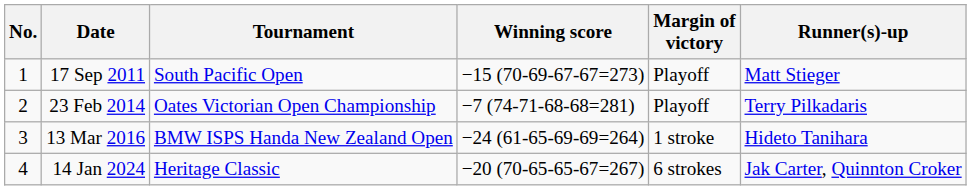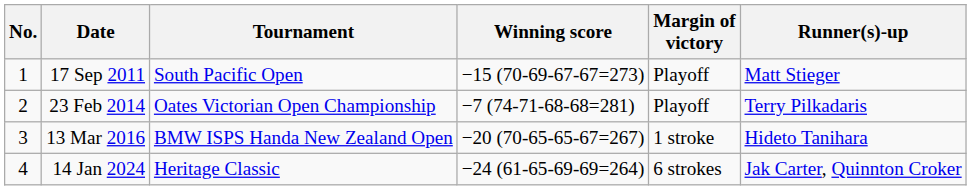(553, 137) −24 (61-65-69-69=264) -> (553, 137) −20 (70-65-65-67=267)
(553, 169) −20 (70-65-65-67=267) -> (553, 169) −24 (61-65-69-69=264)
